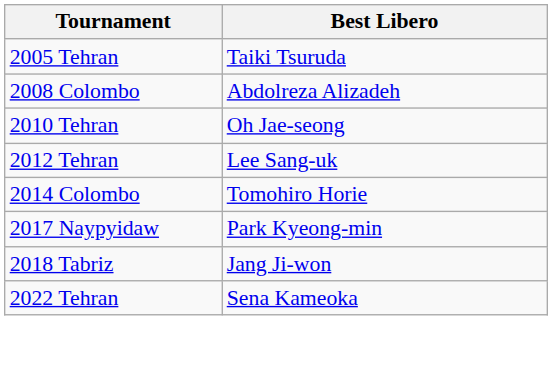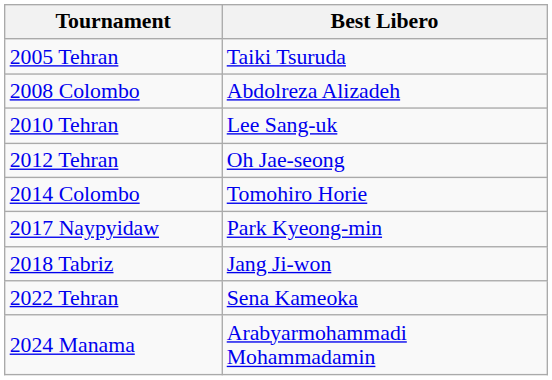(286, 125) Oh Jae-seong -> (282, 125) Lee Sang-uk
(282, 159) Lee Sang-uk -> (286, 159) Oh Jae-seong
+ row: (72, 344)
